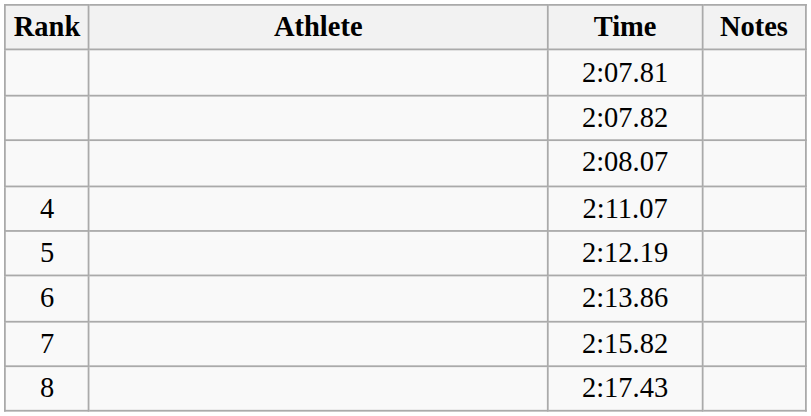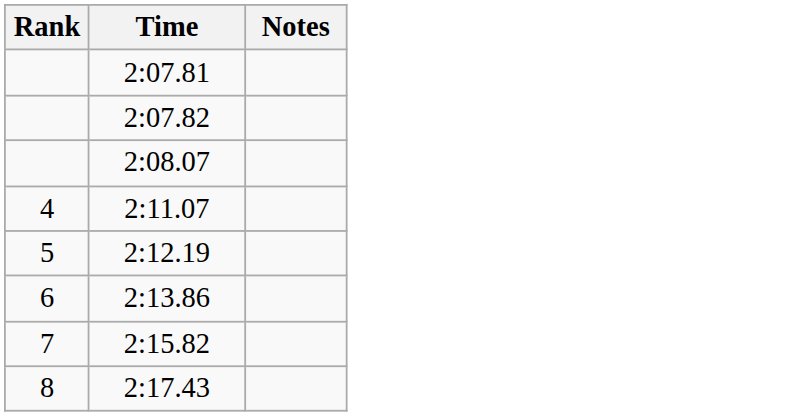- column: (318, 27)
